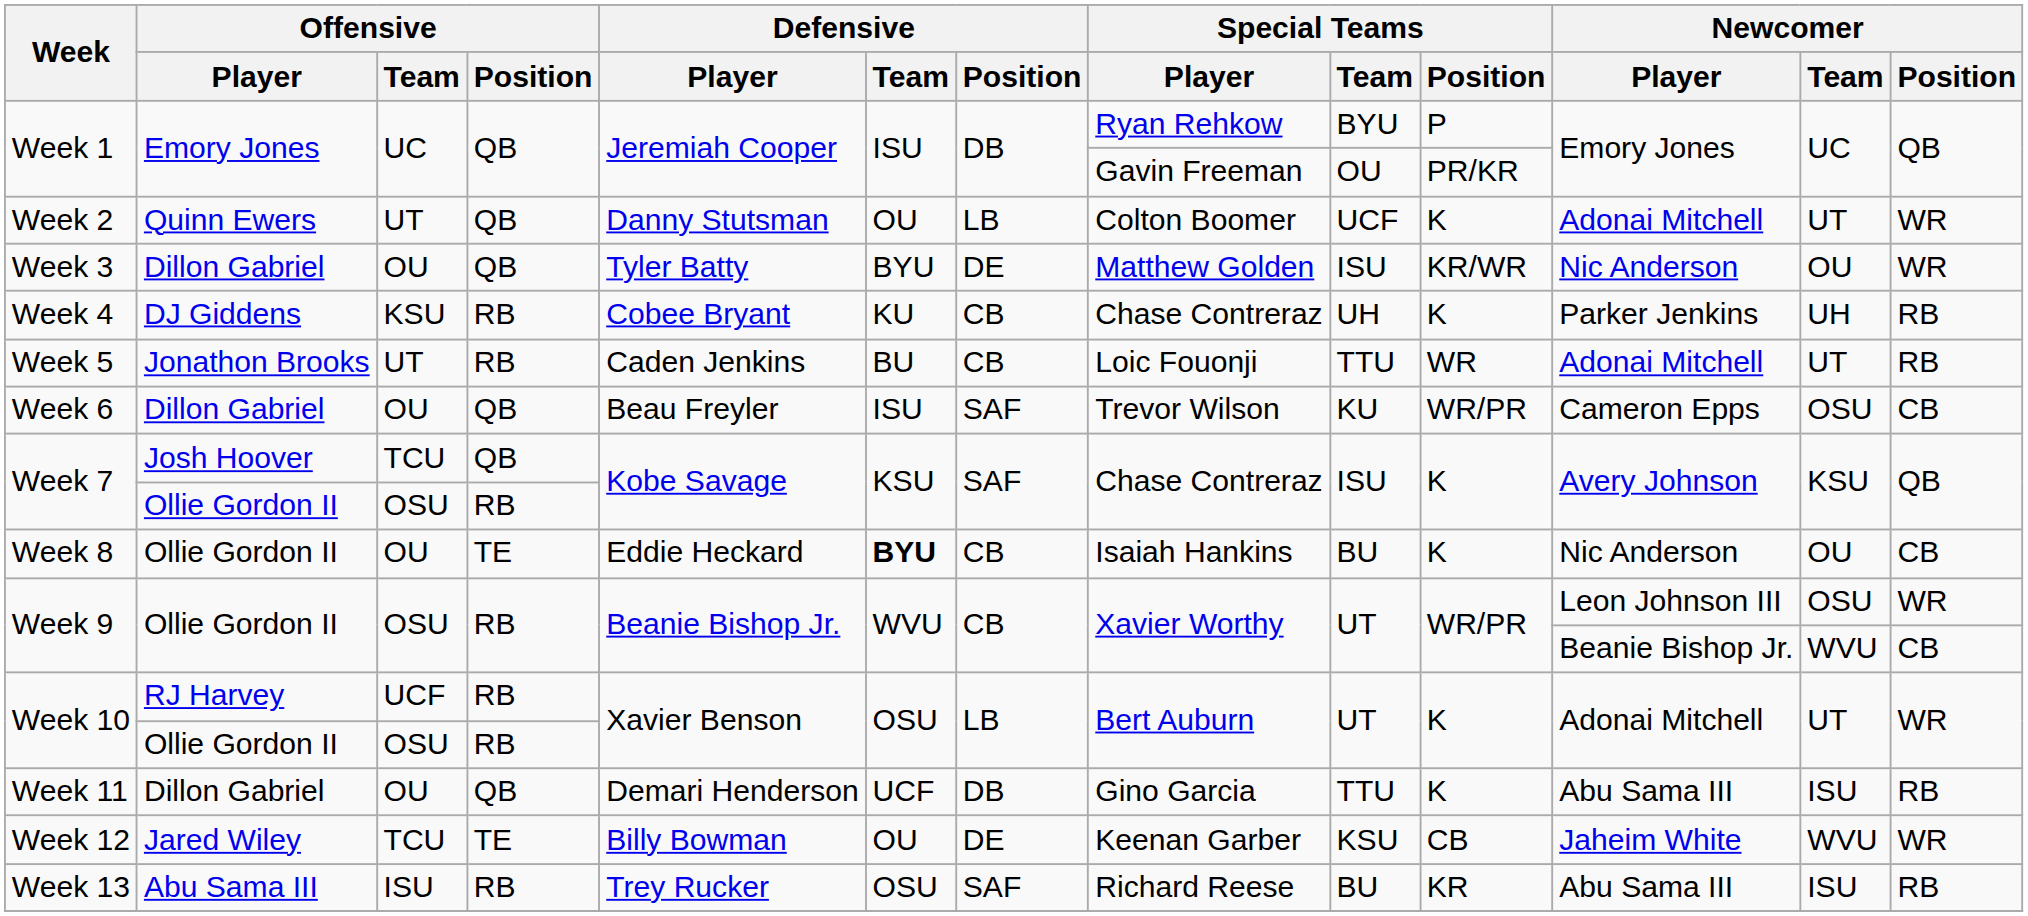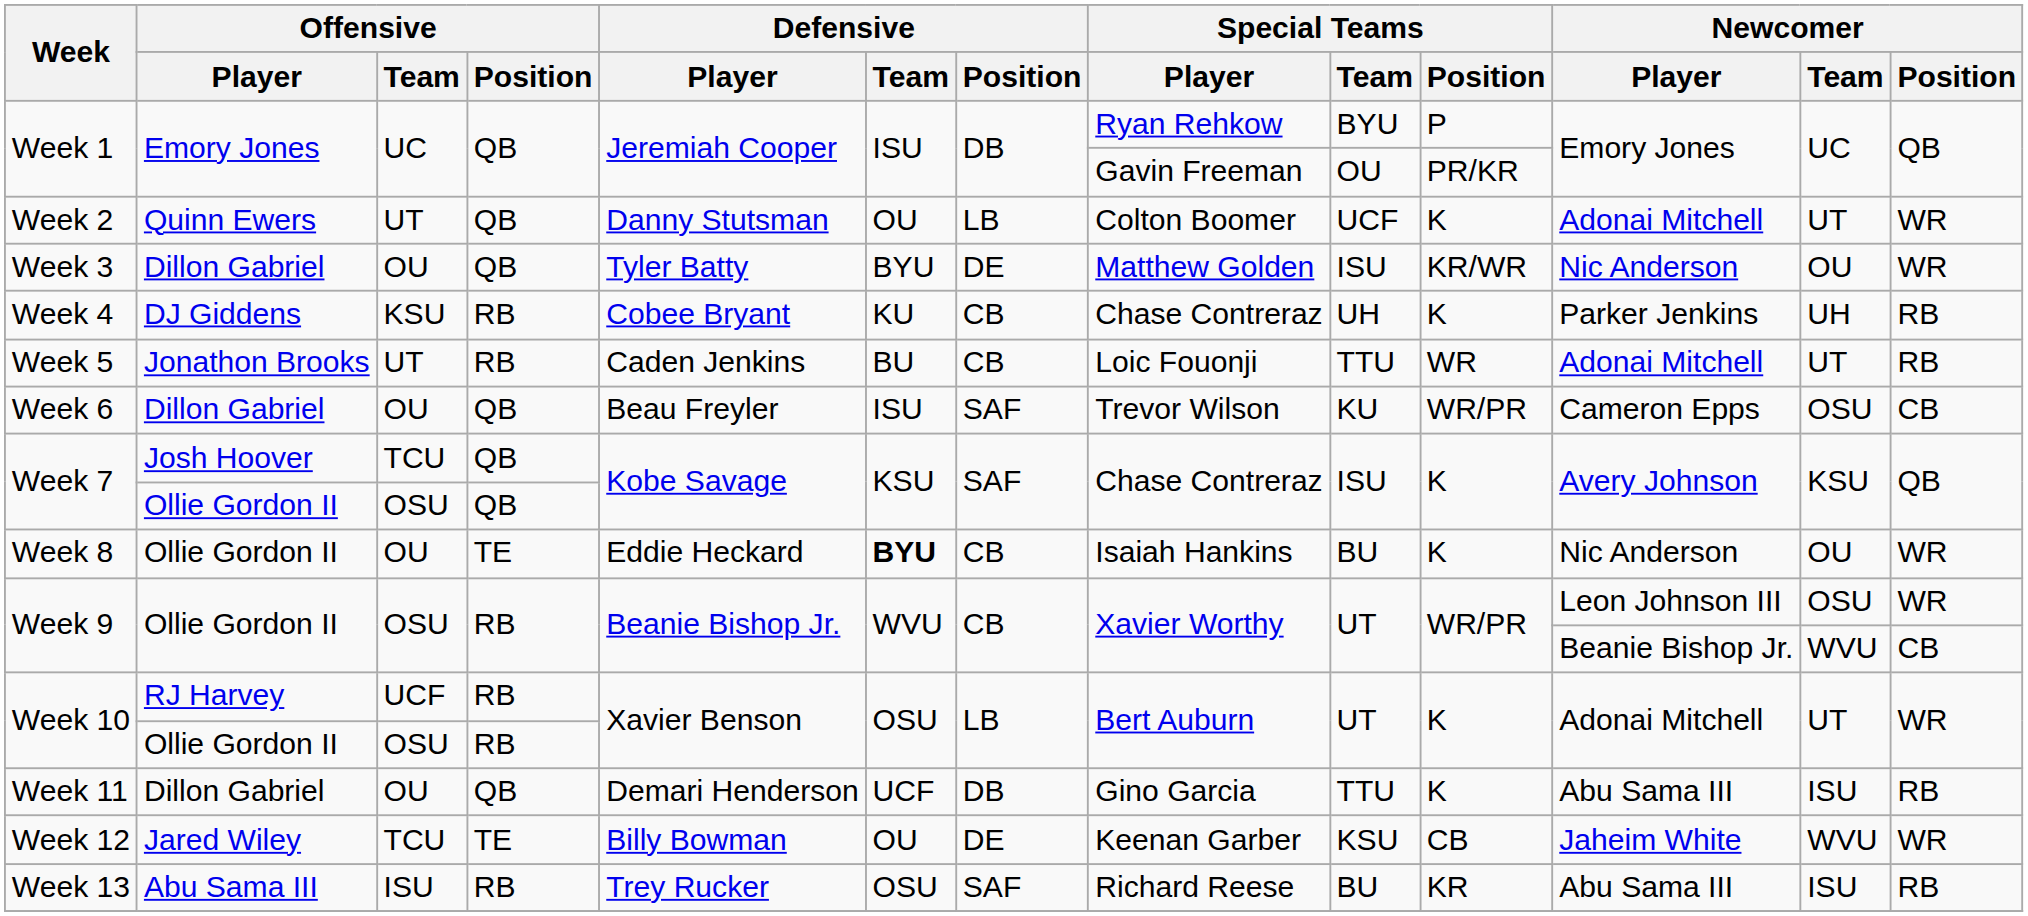(495, 505) RB -> (495, 505) QB
(1918, 553) CB -> (1923, 553) WR
